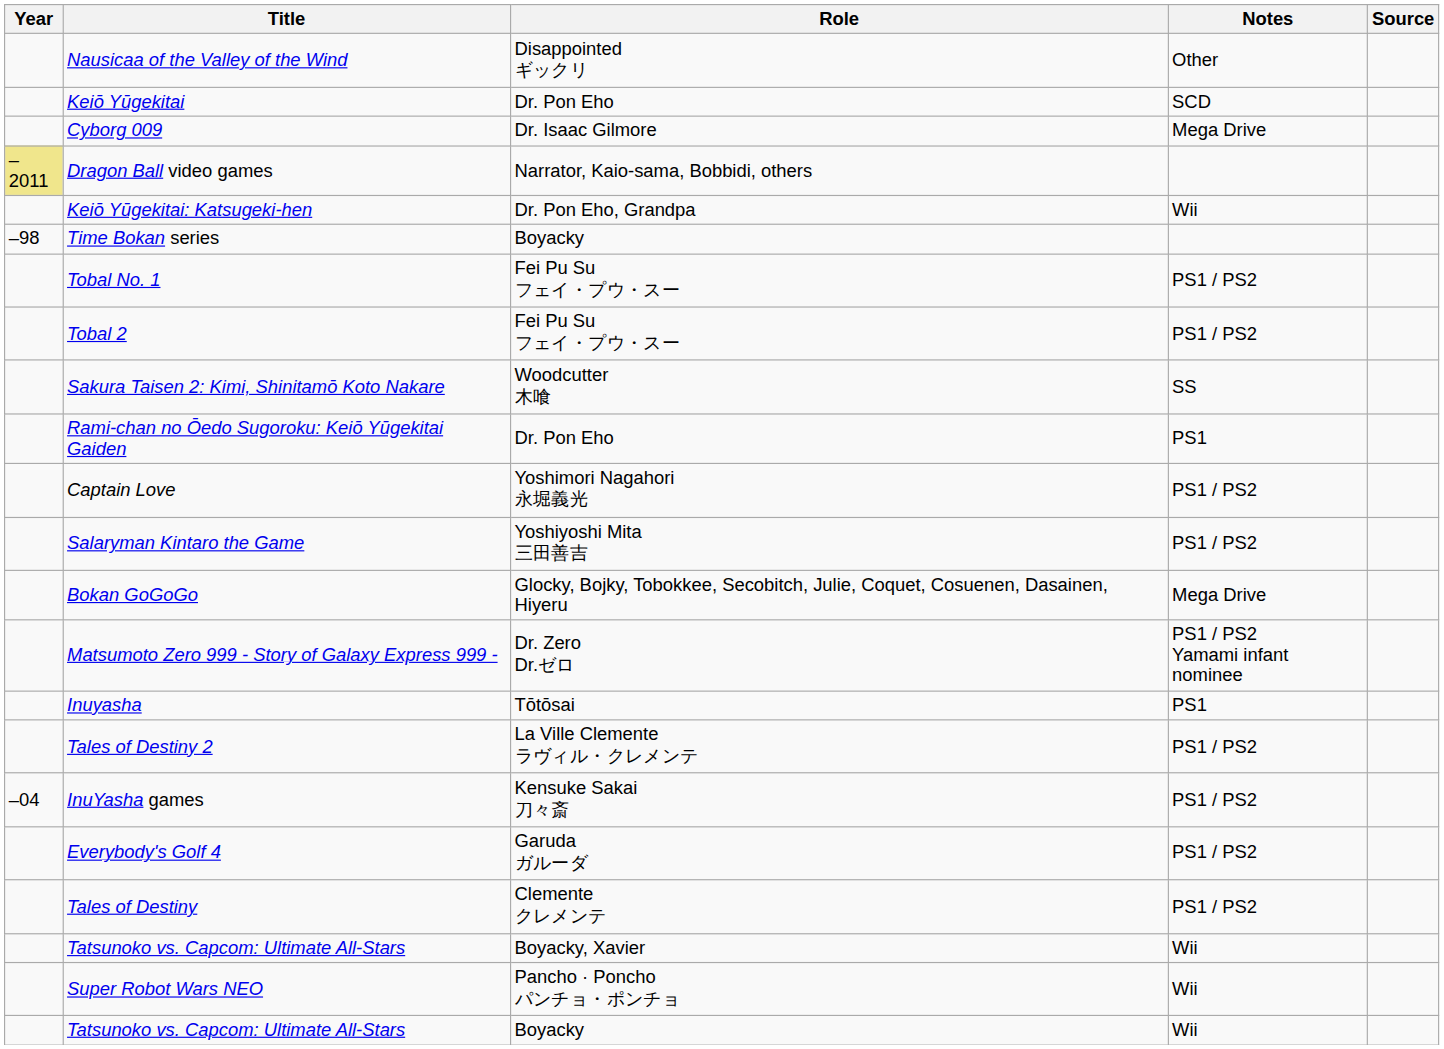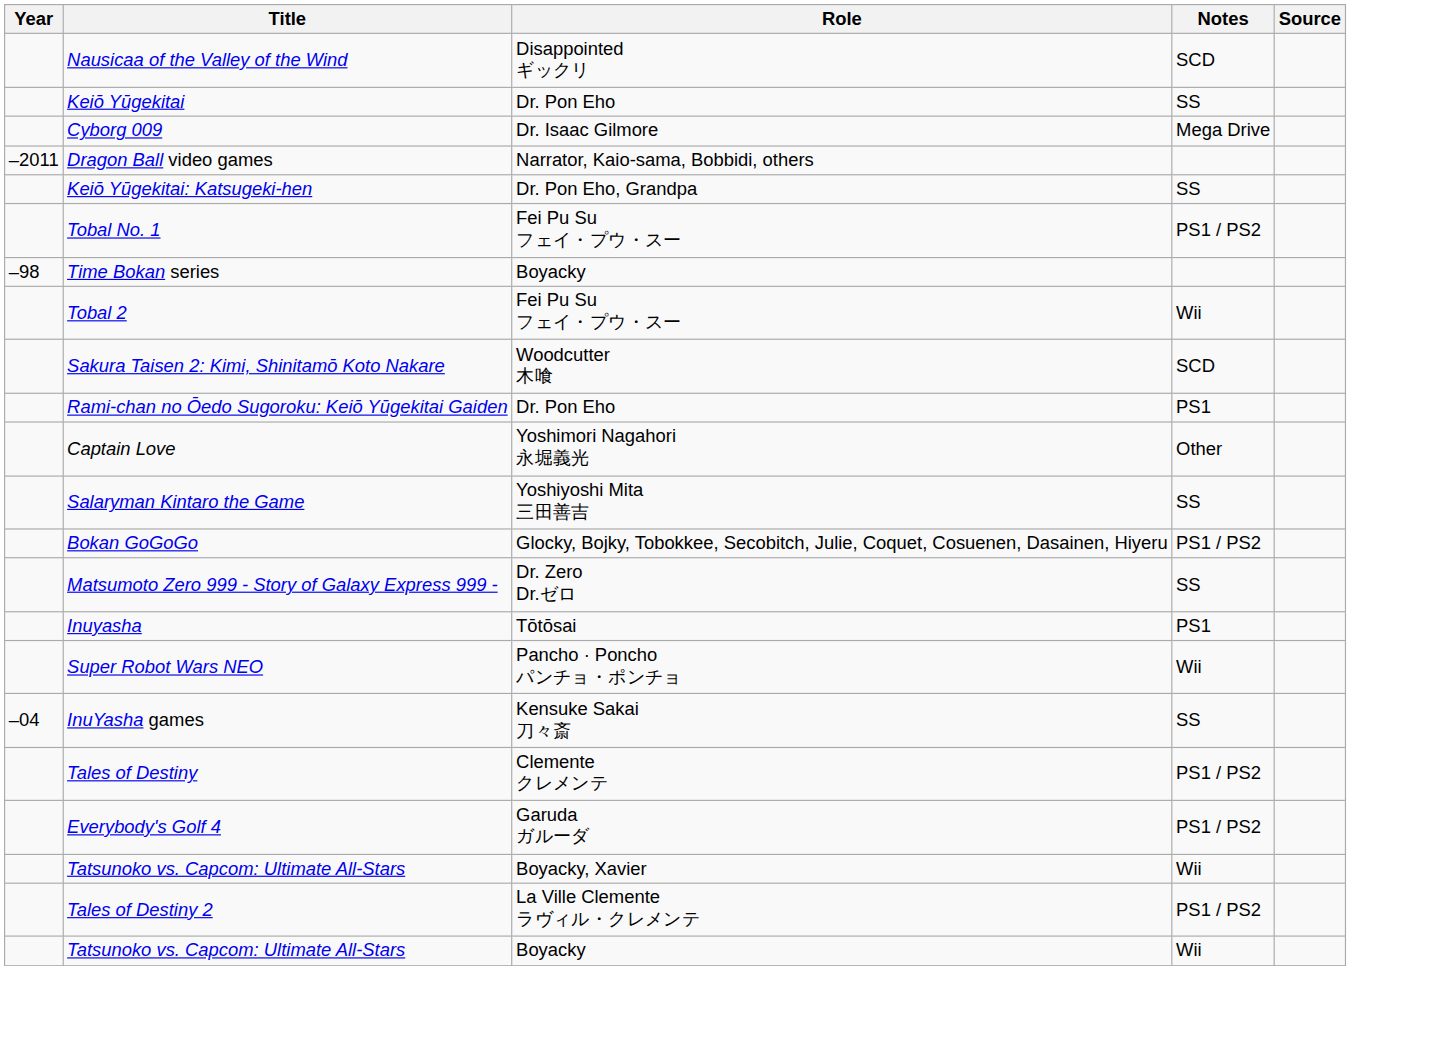(1195, 60) Other -> (1196, 60) SCD
(1192, 101) SCD -> (1188, 101) SS
(29, 170) khaki background -> (34, 159) no background
(1185, 209) Wii -> (1188, 189) SS
rows swapped: (114, 280) <-> (143, 239)
(1215, 333) PS1 / PS2 -> (1189, 312) Wii
(1184, 386) SS -> (1196, 366) SCD
(1215, 490) PS1 / PS2 -> (1199, 448) Other
(1215, 543) PS1 / PS2 -> (1188, 502) SS
(1219, 595) Mega Drive -> (1219, 543) PS1 / PS2
(1230, 655) PS1 / PS2 Yamami infant nominee -> (1188, 584) SS
rows swapped: (140, 746) <-> (165, 988)
(1215, 799) PS1 / PS2 -> (1188, 720) SS
rows swapped: (144, 853) <-> (132, 906)
